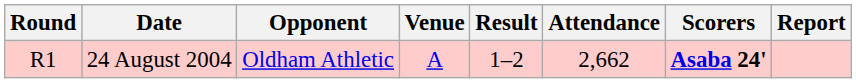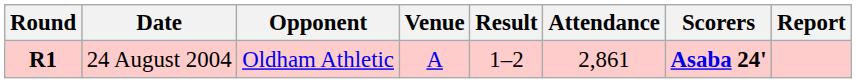(43, 58) normal -> (43, 58) bold
(604, 58) 2,662 -> (604, 58) 2,861
